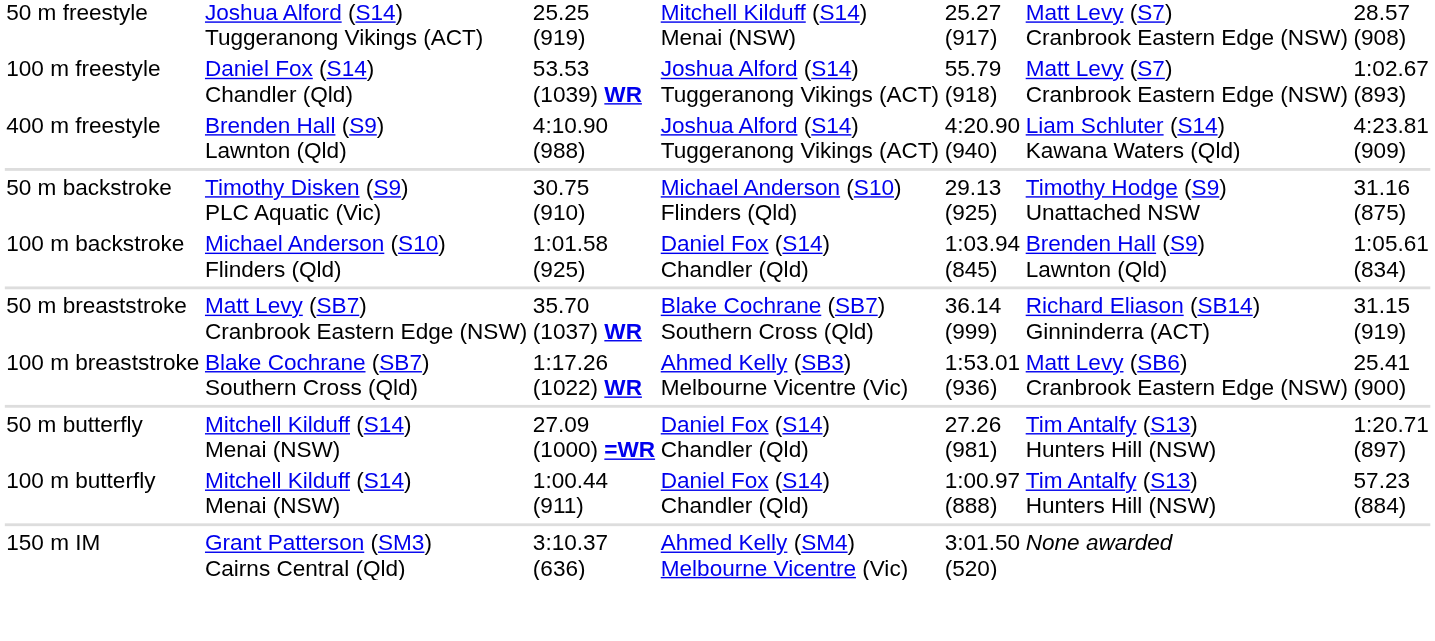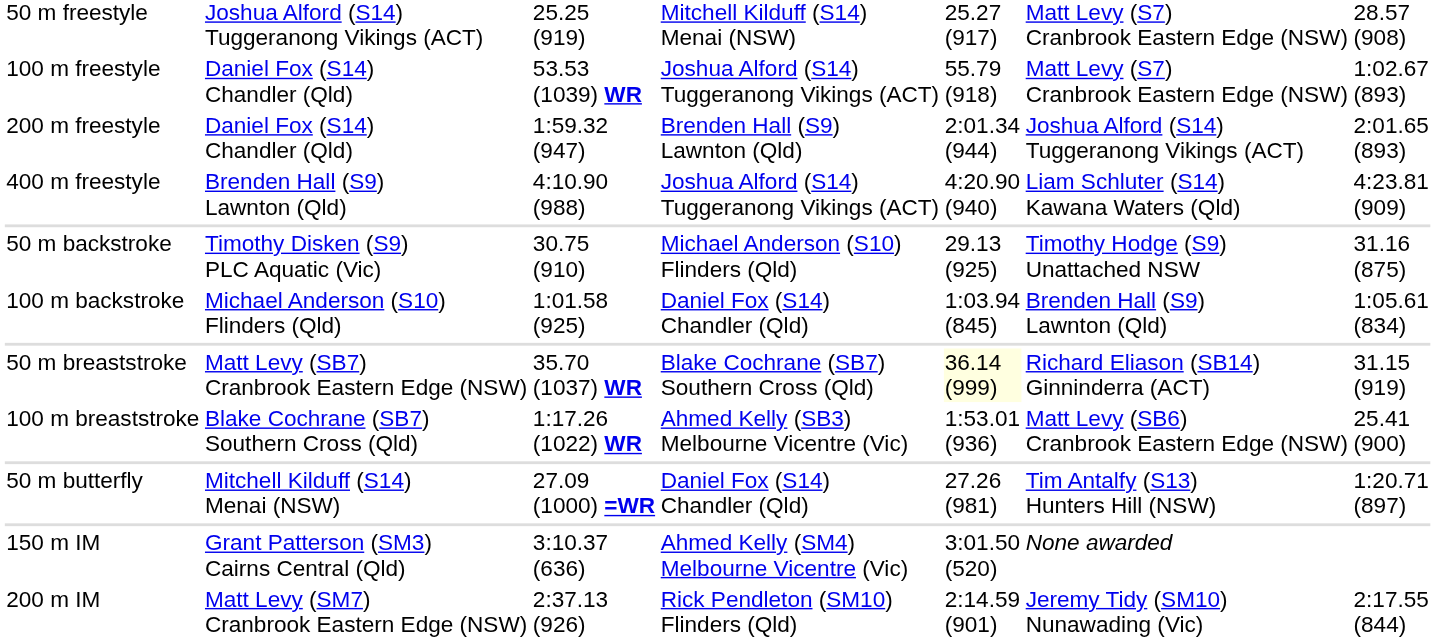+ row: (83, 125)
(973, 318) no background -> (973, 375) lightyellow background
- row: (81, 480)
+ row: (53, 599)
